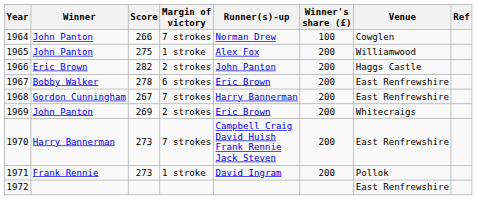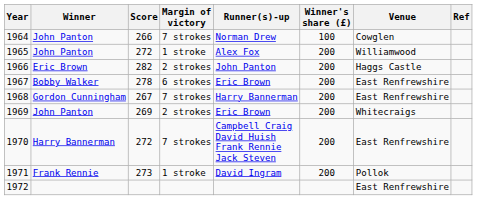(144, 52) 275 -> (144, 52) 272
(144, 142) 273 -> (144, 142) 272
